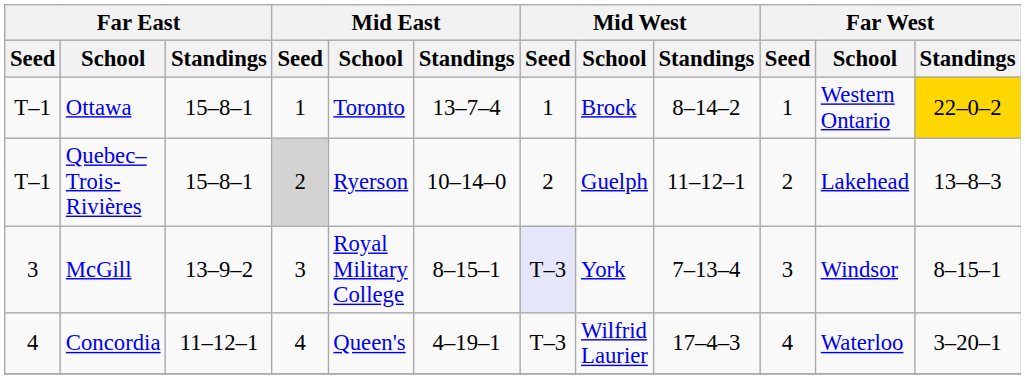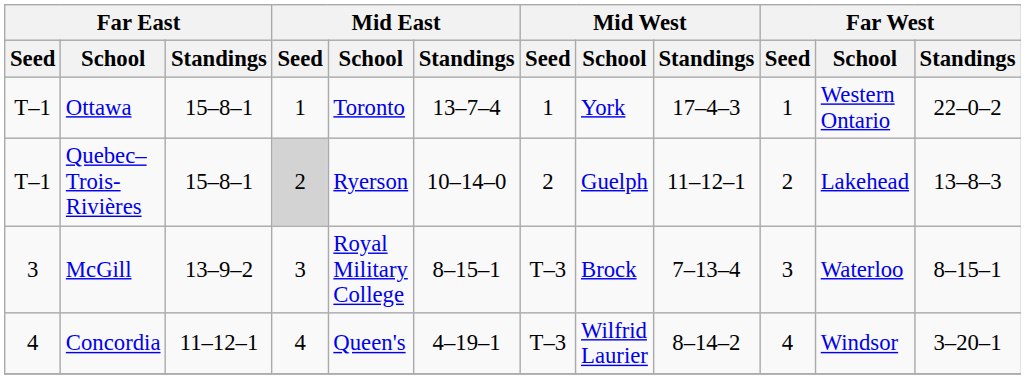(609, 107) Brock -> (603, 107) York
(706, 107) 8–14–2 -> (706, 107) 17–4–3
(968, 107) gold background -> (968, 107) no background
(548, 268) lavender background -> (548, 268) no background
(603, 268) York -> (609, 268) Brock
(859, 268) Windsor -> (862, 268) Waterloo
(706, 343) 17–4–3 -> (706, 343) 8–14–2
(862, 343) Waterloo -> (859, 343) Windsor
